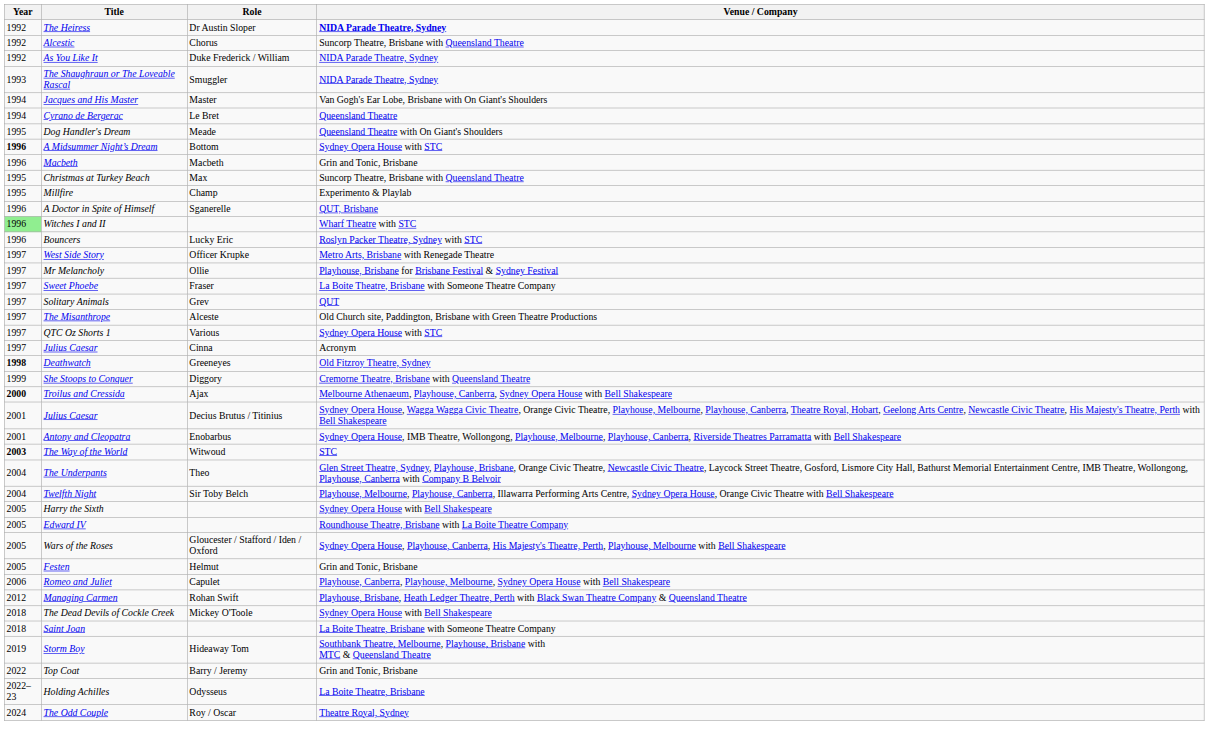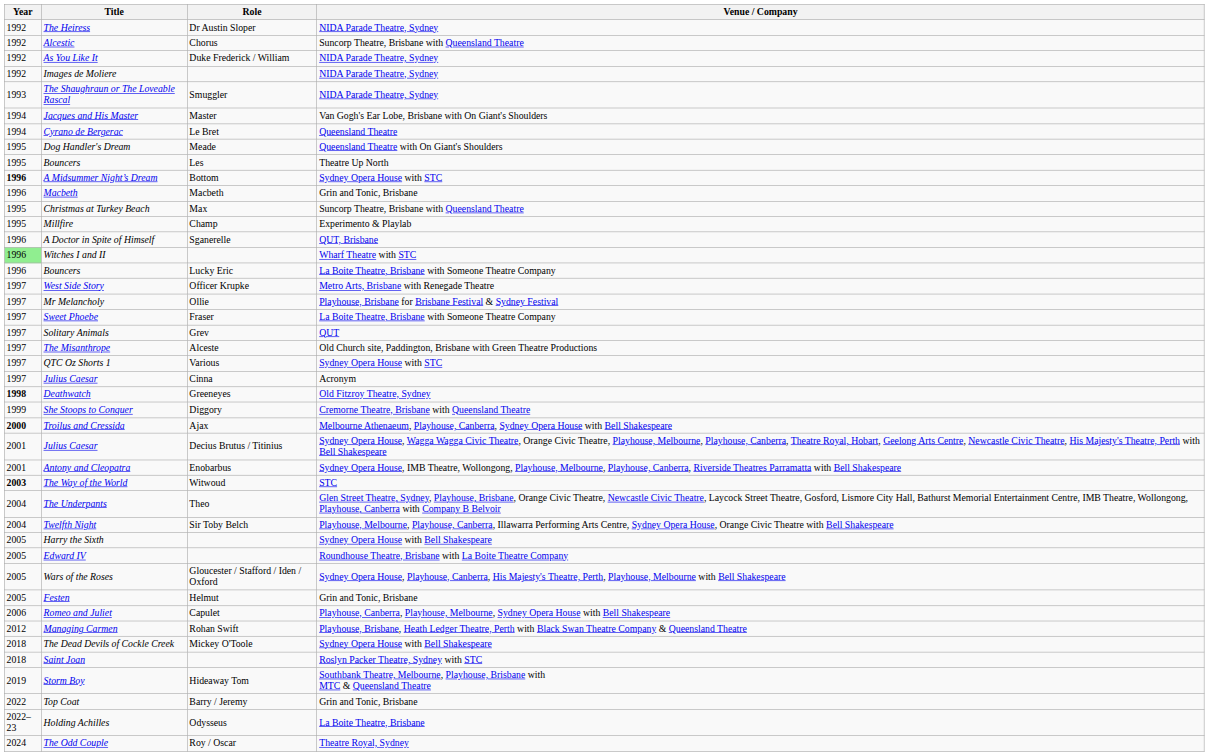(383, 27) bold -> (379, 27) normal
+ row: (80, 74)
+ row: (62, 162)
(401, 239) Roslyn Packer Theatre, Sydney with STC -> (437, 270) La Boite Theatre, Brisbane with Someone Theatre Company
(437, 628) La Boite Theatre, Brisbane with Someone Theatre Company -> (401, 659) Roslyn Packer Theatre, Sydney with STC
